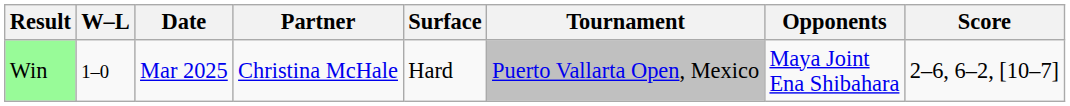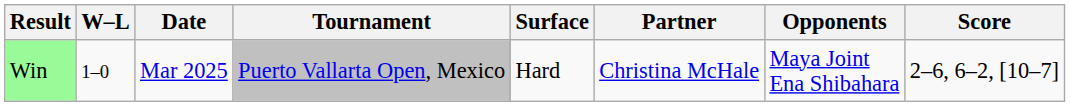columns swapped: (626, 22) <-> (318, 22)
